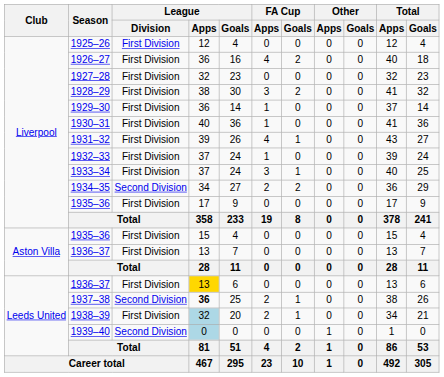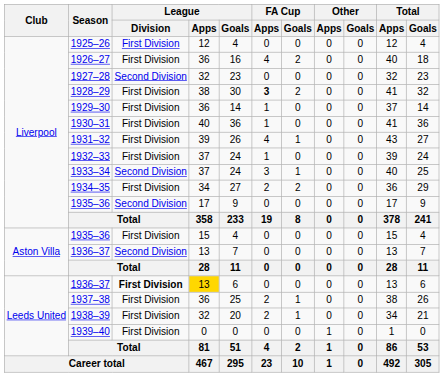(151, 76) First Division -> (151, 76) Second Division
(267, 92) normal -> (267, 92) bold
(151, 172) First Division -> (151, 172) Second Division
(151, 188) Second Division -> (151, 188) First Division
(151, 204) First Division -> (151, 204) Second Division
(151, 252) First Division -> (151, 252) Second Division
(151, 284) normal -> (151, 284) bold
(151, 300) Second Division -> (151, 300) First Division
(204, 300) bold -> (204, 300) normal
(204, 316) lightblue background -> (204, 316) no background
(151, 332) Second Division -> (151, 332) First Division
(204, 332) lightblue background -> (204, 332) no background
